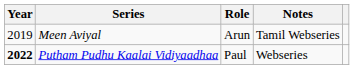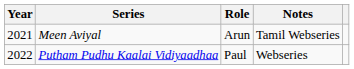(20, 34) 2019 -> (20, 34) 2021
(20, 54) bold -> (20, 54) normal
